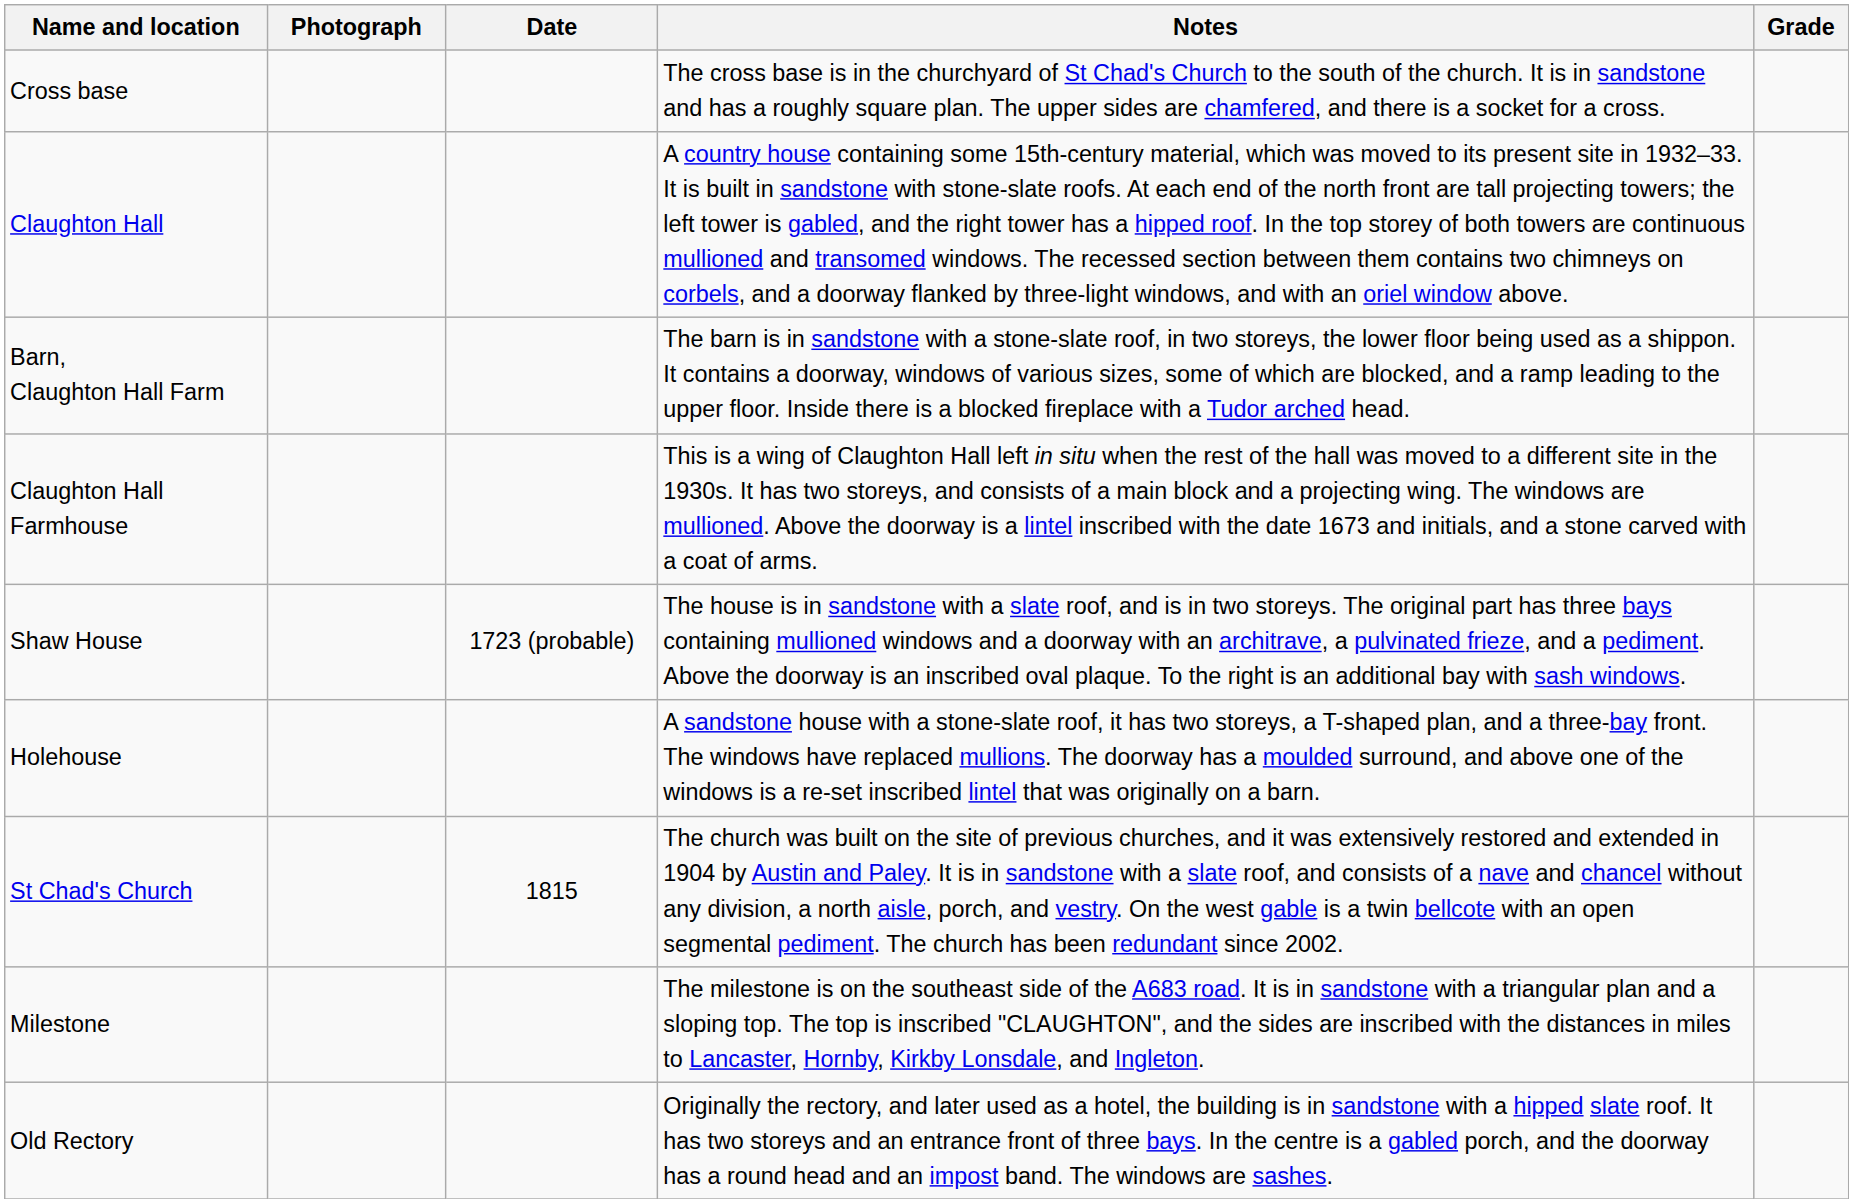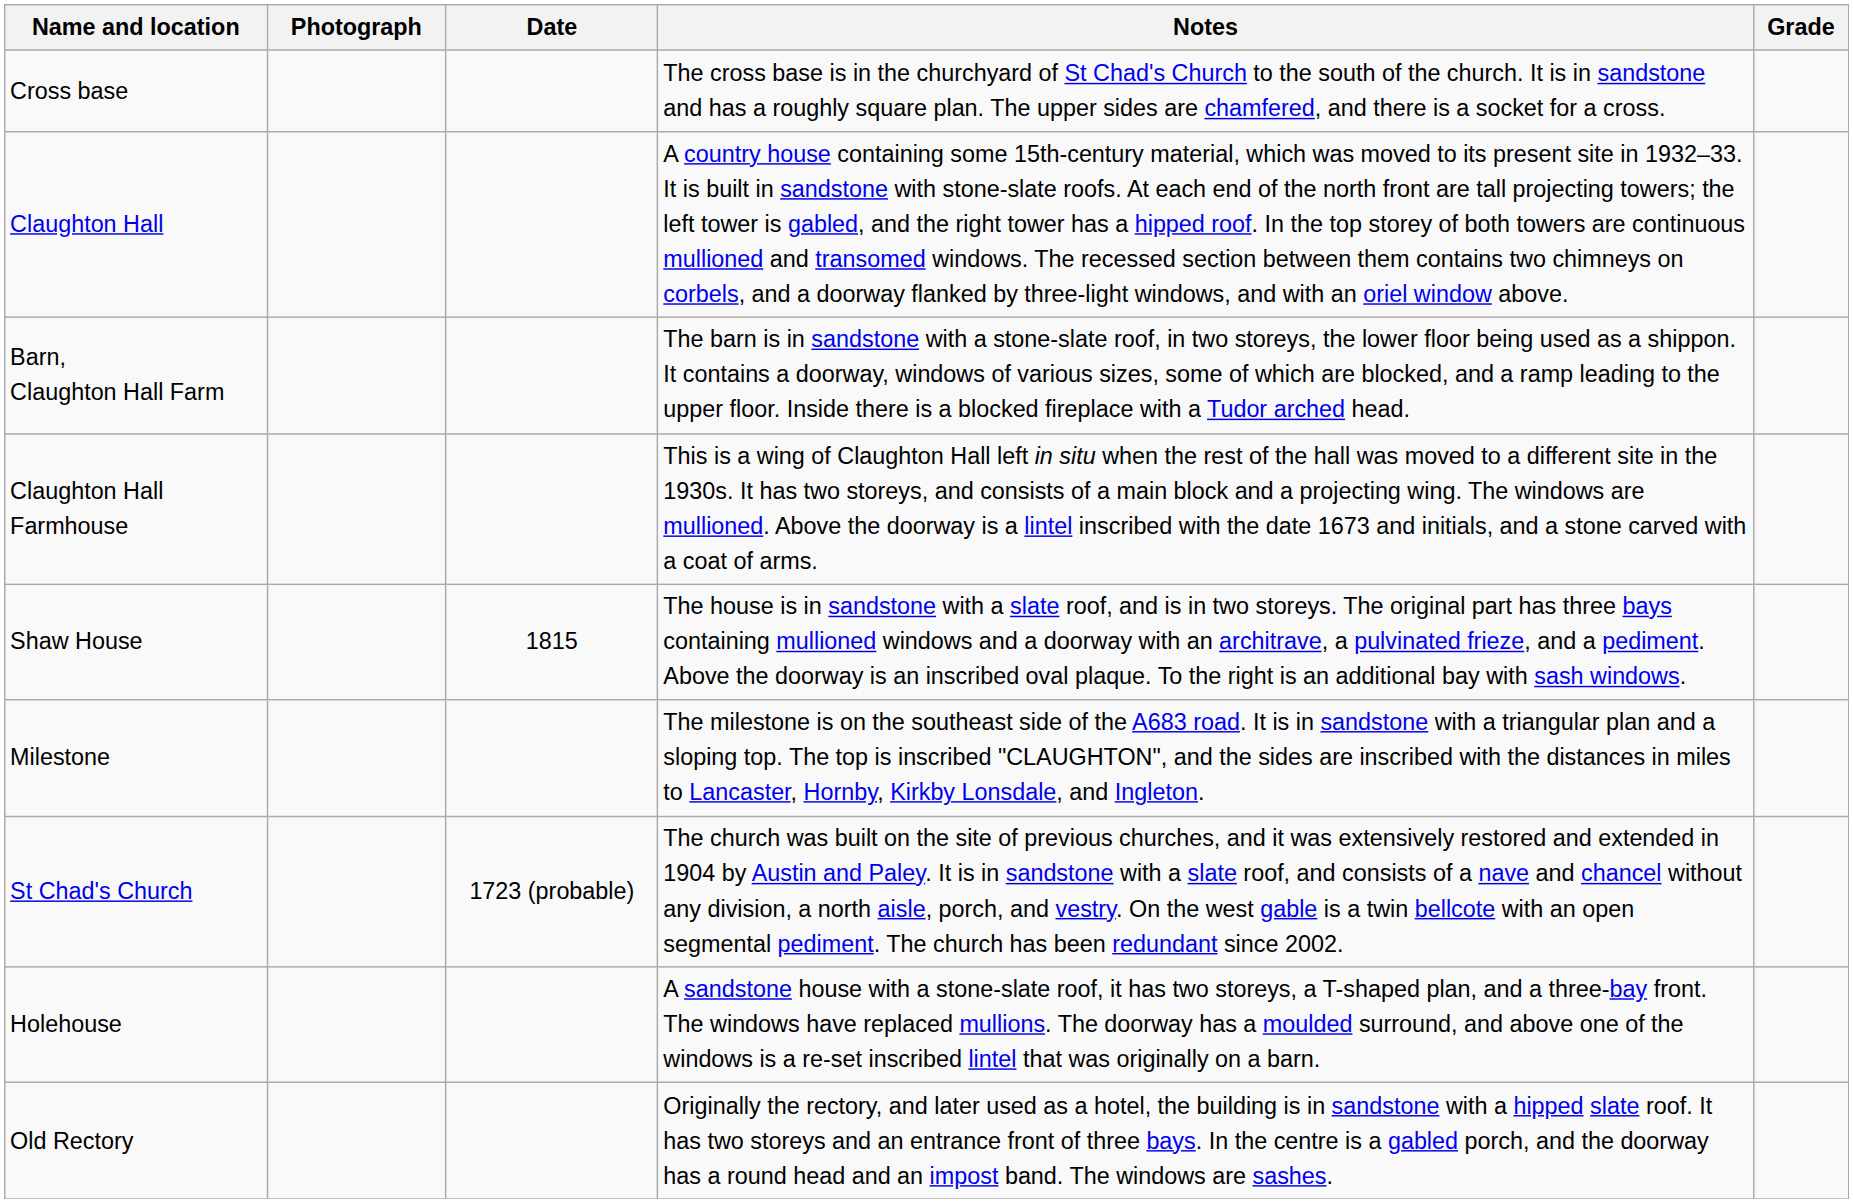(552, 641) 1723 (probable) -> (552, 641) 1815
rows swapped: (66, 757) <-> (60, 1024)
(552, 891) 1815 -> (552, 891) 1723 (probable)
